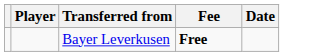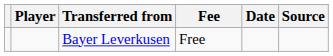+ column: (303, 16)
(193, 39) bold -> (192, 39) normal
